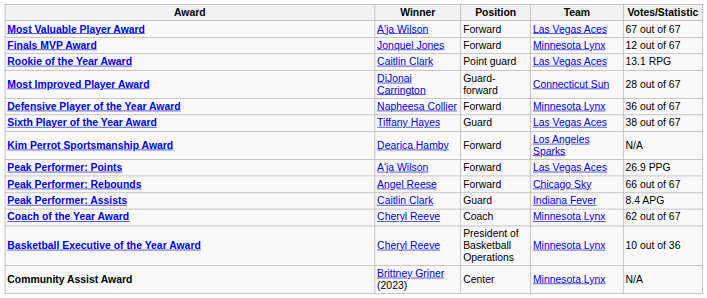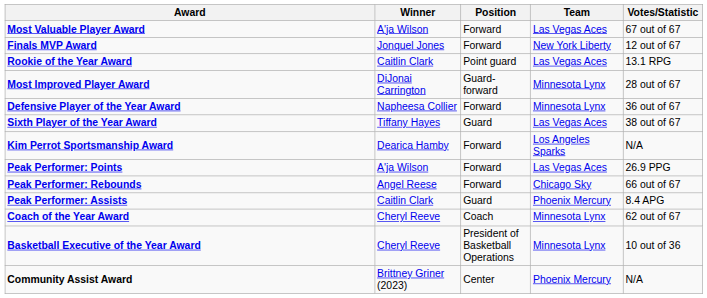(569, 45) Minnesota Lynx -> (572, 45) New York Liberty
(571, 84) Connecticut Sun -> (569, 84) Minnesota Lynx
(565, 201) Indiana Fever -> (572, 201) Phoenix Mercury
(569, 279) Minnesota Lynx -> (572, 279) Phoenix Mercury
